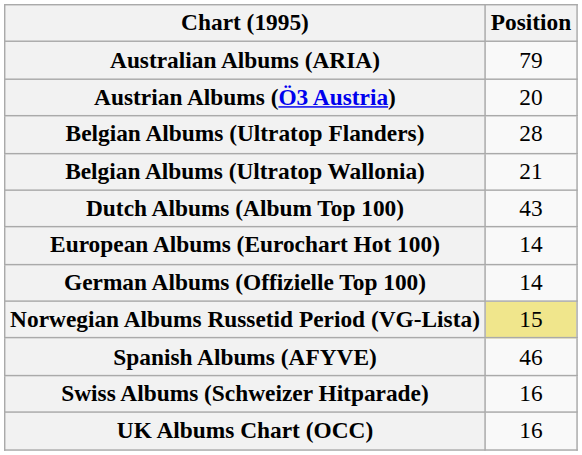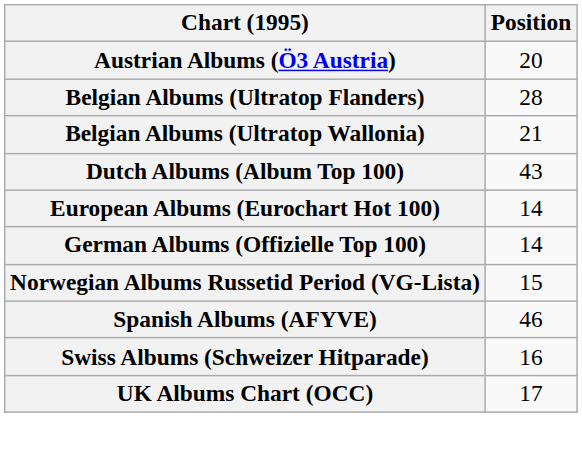- row: (245, 60)
(531, 319) khaki background -> (531, 282) no background
(531, 430) 16 -> (531, 393) 17
